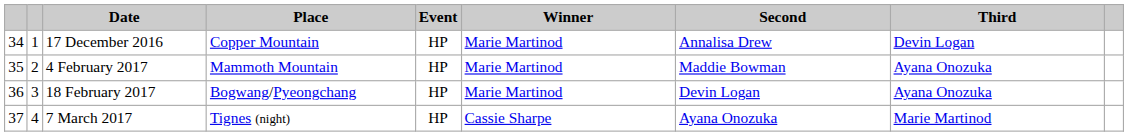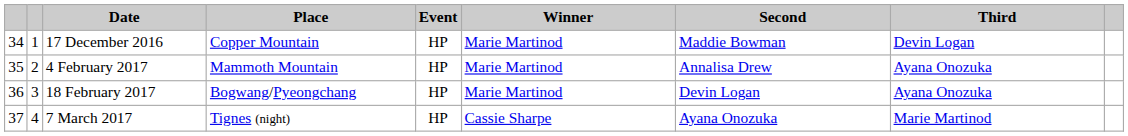(725, 42) Annalisa Drew -> (732, 42) Maddie Bowman
(732, 67) Maddie Bowman -> (725, 67) Annalisa Drew
